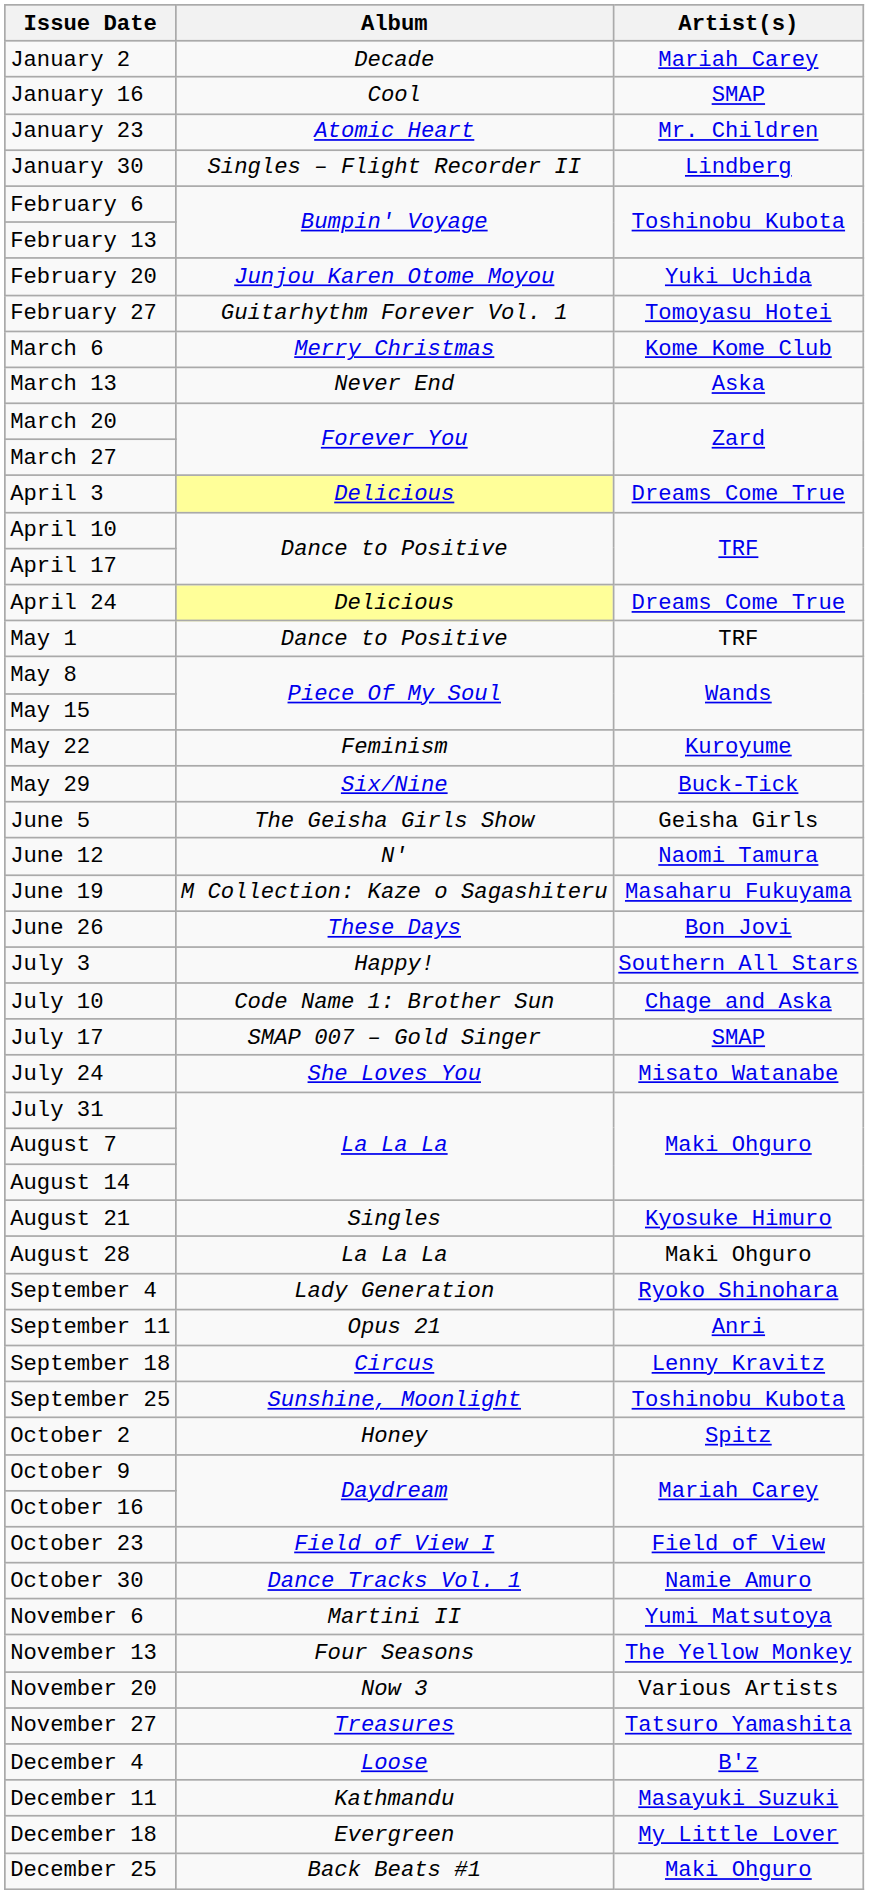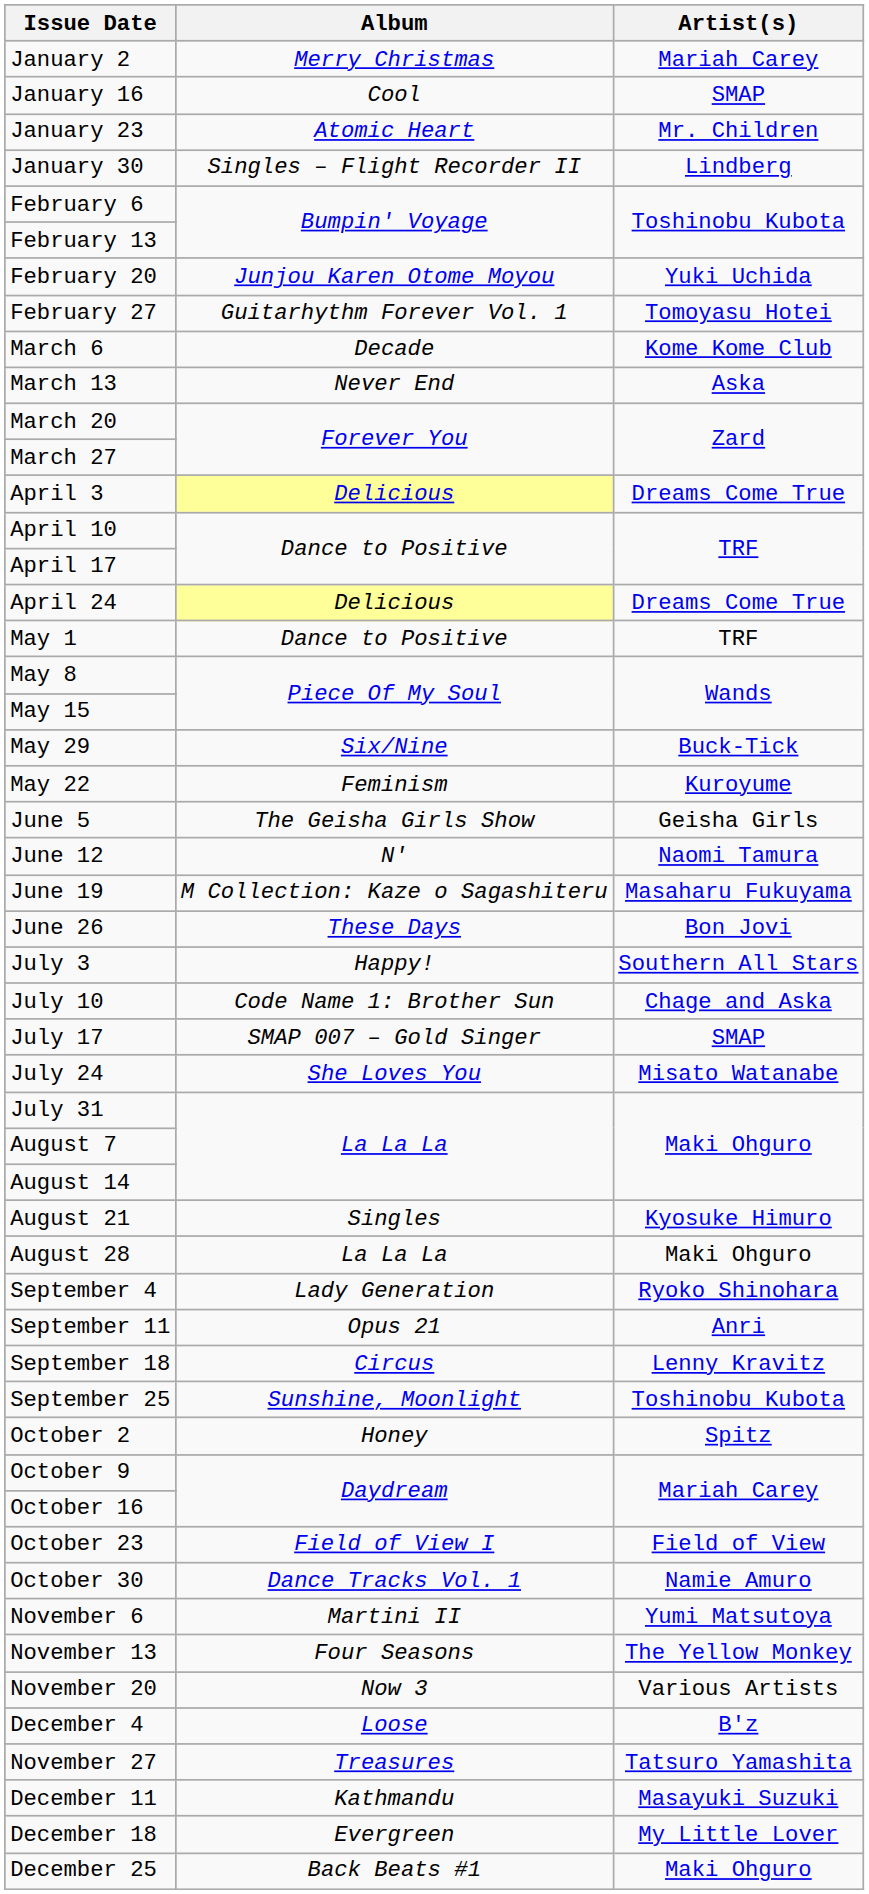(394, 59) Decade -> (394, 59) Merry Christmas
(394, 349) Merry Christmas -> (394, 349) Decade
rows swapped: (50, 748) <-> (50, 784)
rows swapped: (84, 1726) <-> (77, 1762)
